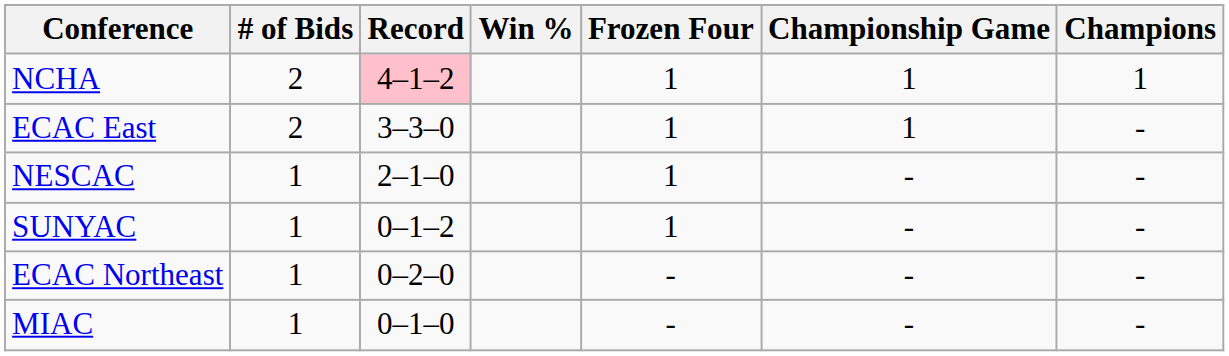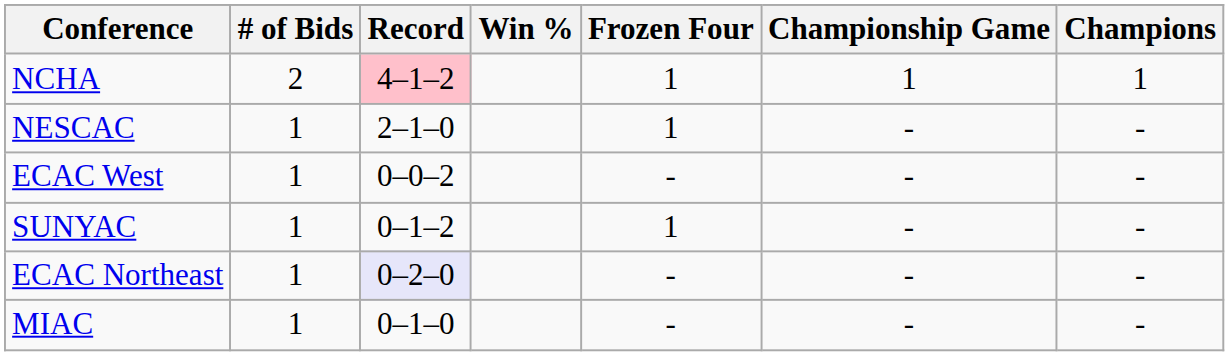- row: (84, 127)
+ row: (88, 176)
(416, 275) no background -> (416, 275) lavender background
